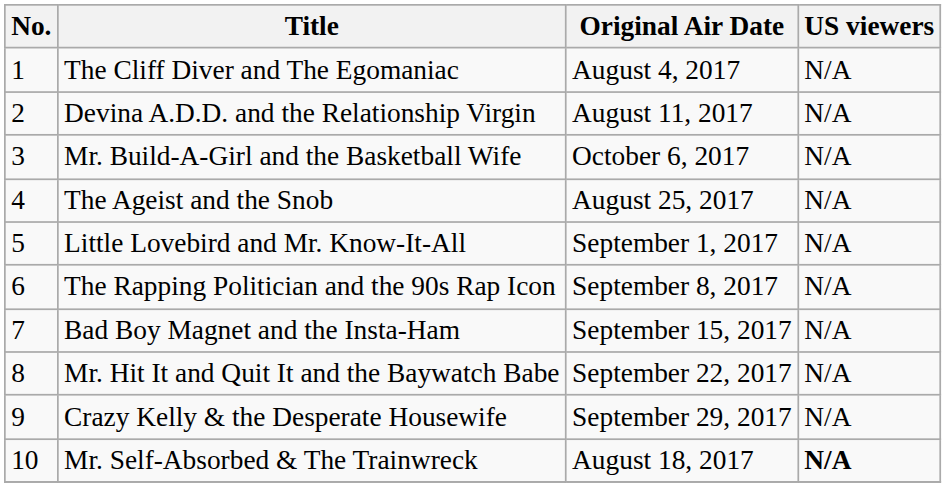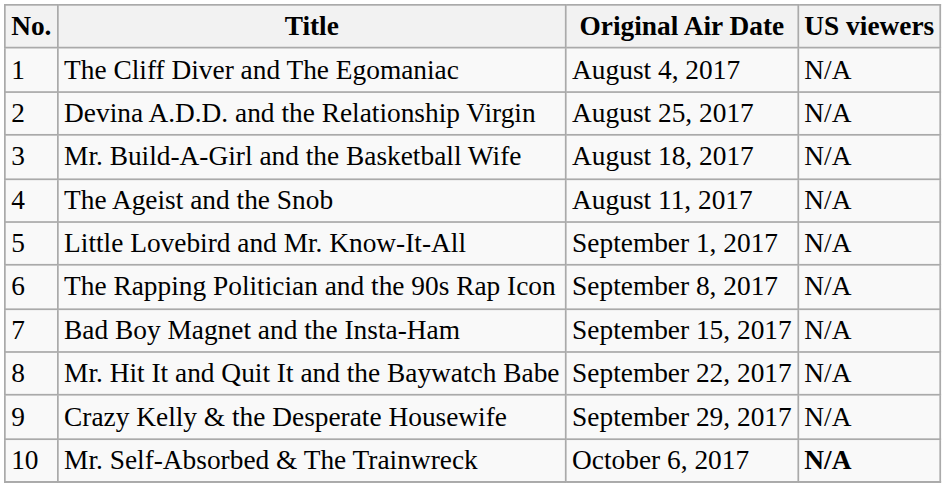(662, 112) August 11, 2017 -> (663, 112) August 25, 2017
(661, 156) October 6, 2017 -> (663, 156) August 18, 2017
(663, 199) August 25, 2017 -> (662, 199) August 11, 2017
(663, 460) August 18, 2017 -> (661, 460) October 6, 2017
